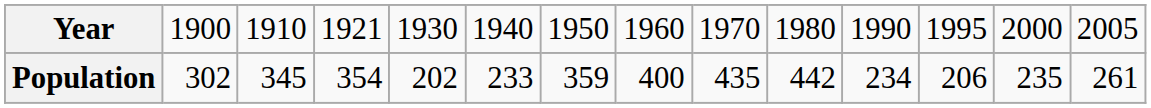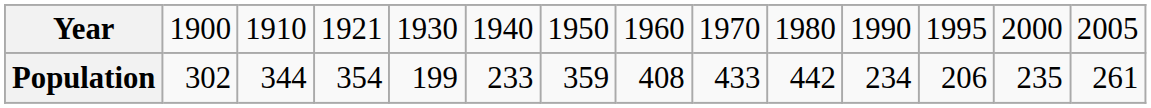(284, 77) 345 -> (284, 77) 344
(435, 77) 202 -> (435, 77) 199
(662, 77) 400 -> (662, 77) 408
(737, 77) 435 -> (737, 77) 433
